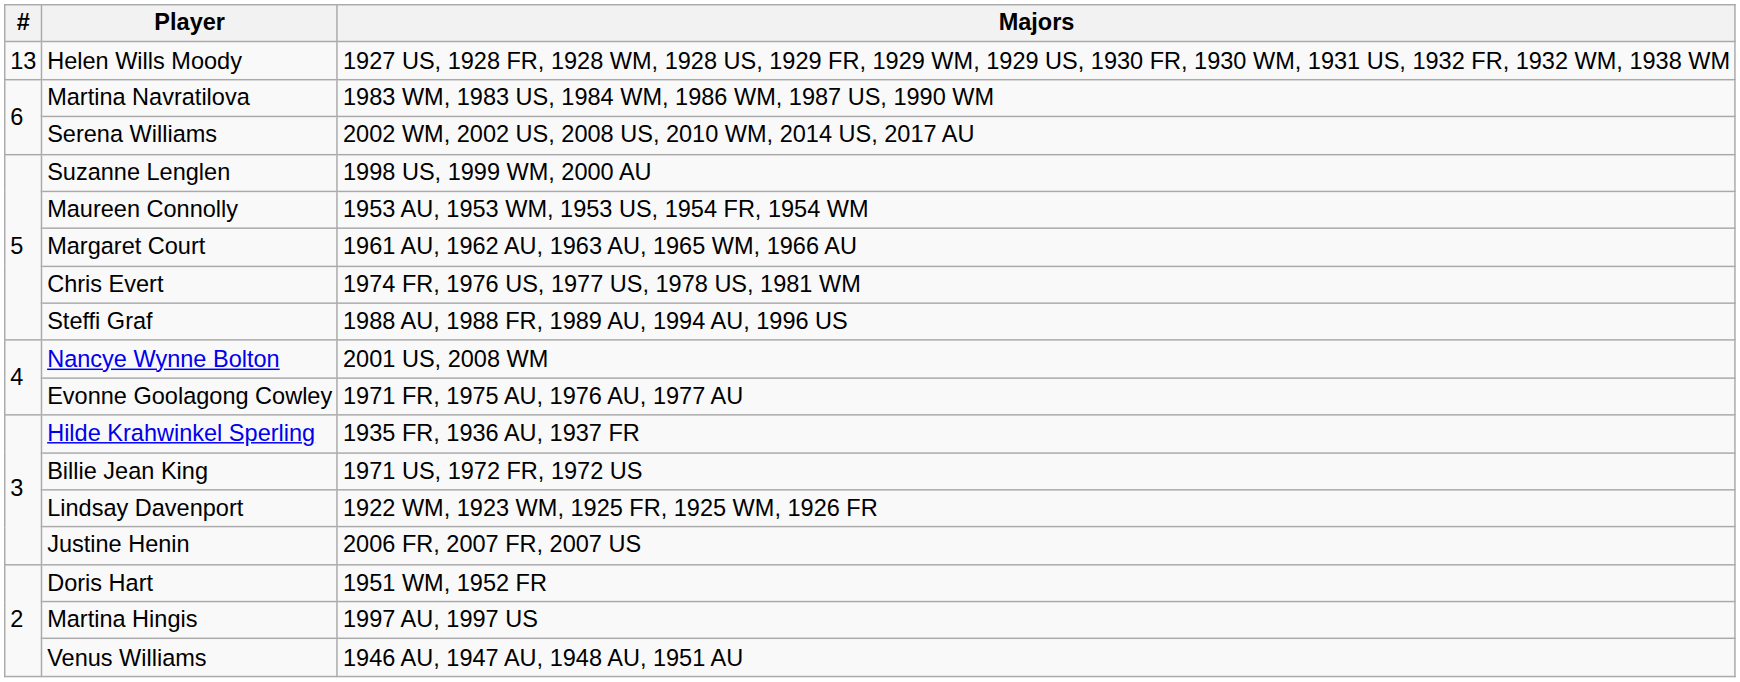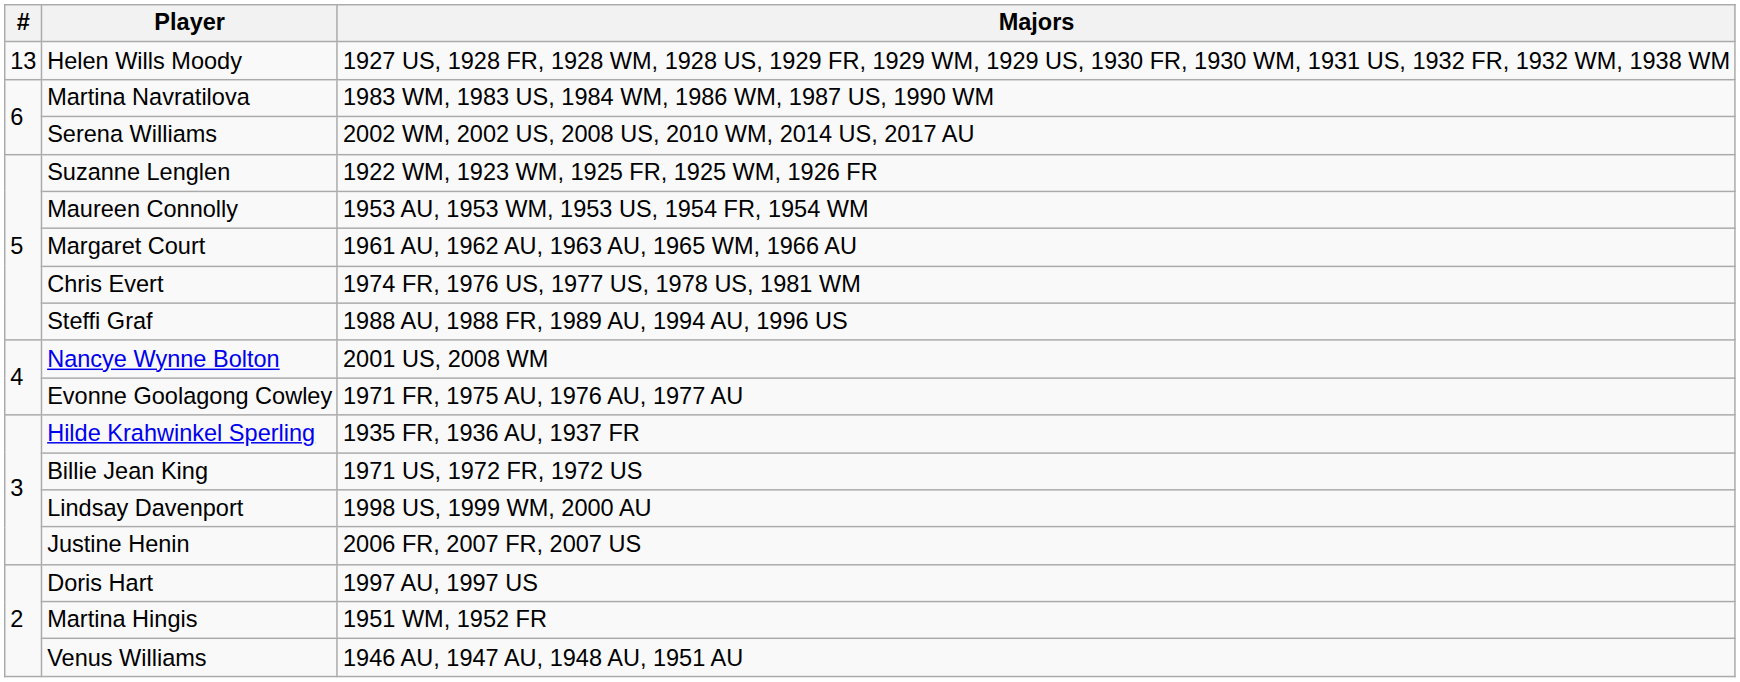(497, 172) 1998 US, 1999 WM, 2000 AU -> (610, 172) 1922 WM, 1923 WM, 1925 FR, 1925 WM, 1926 FR
(610, 508) 1922 WM, 1923 WM, 1925 FR, 1925 WM, 1926 FR -> (497, 508) 1998 US, 1999 WM, 2000 AU
(445, 582) 1951 WM, 1952 FR -> (440, 582) 1997 AU, 1997 US
(440, 619) 1997 AU, 1997 US -> (445, 619) 1951 WM, 1952 FR
